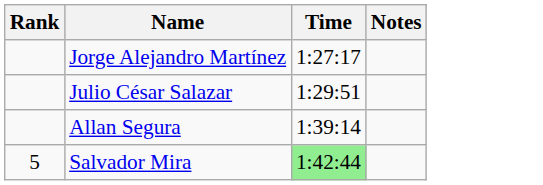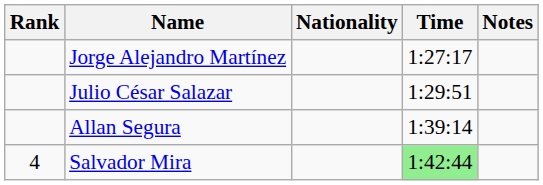+ column: (347, 22)
(34, 162) 5 -> (34, 162) 4
